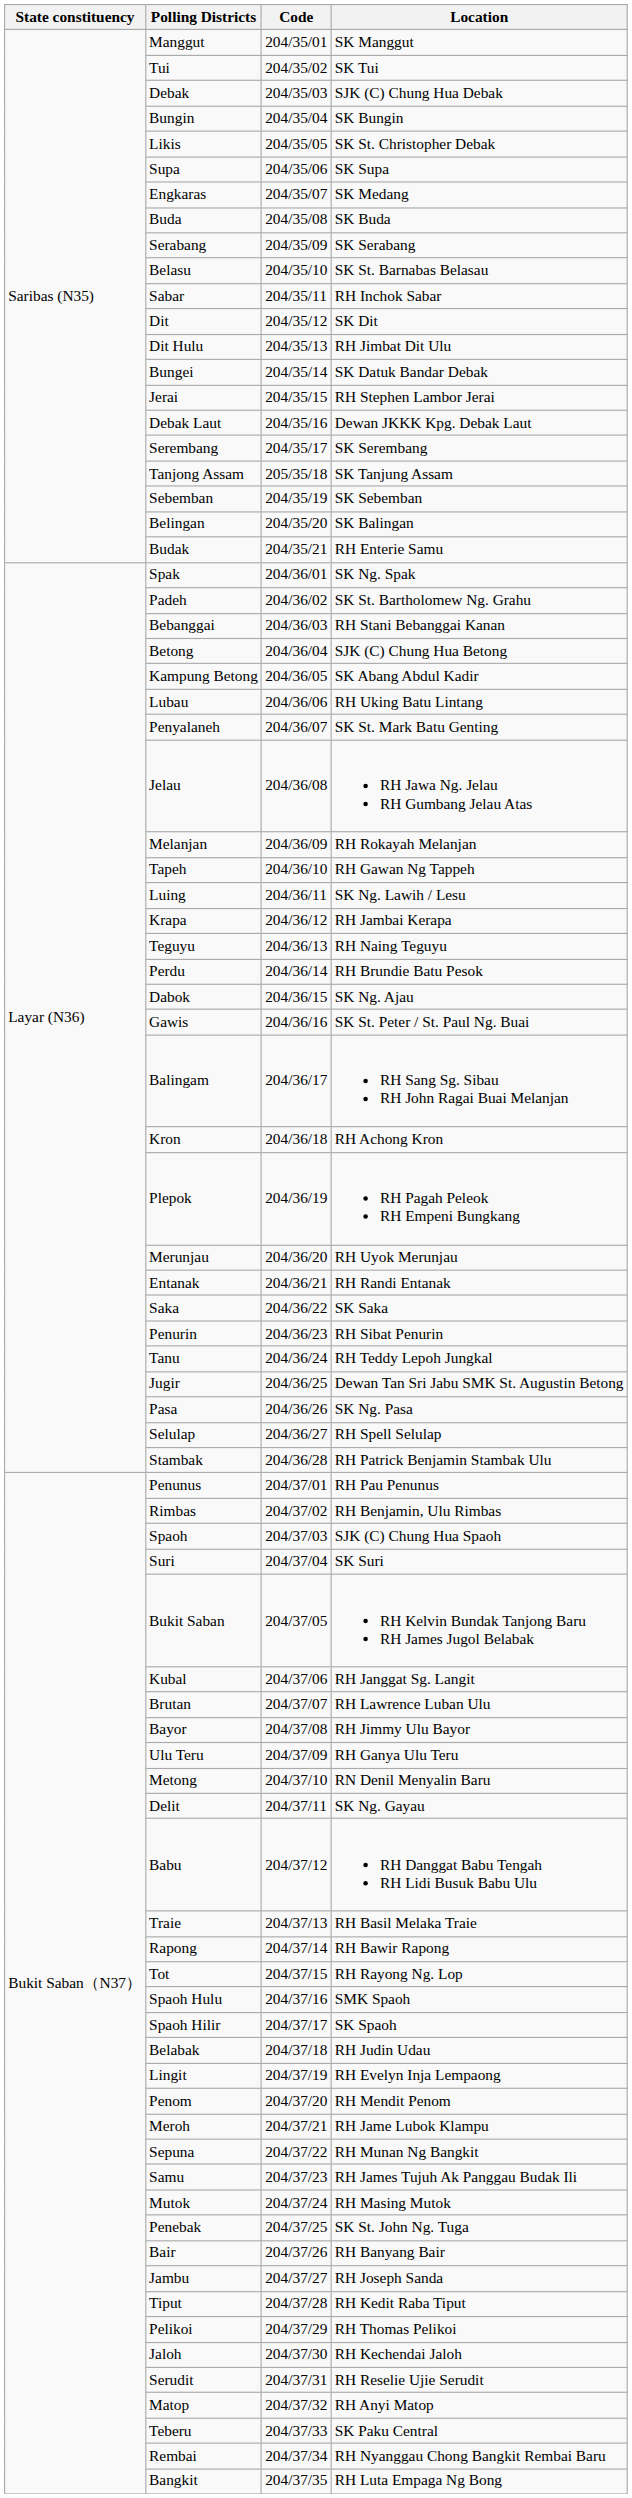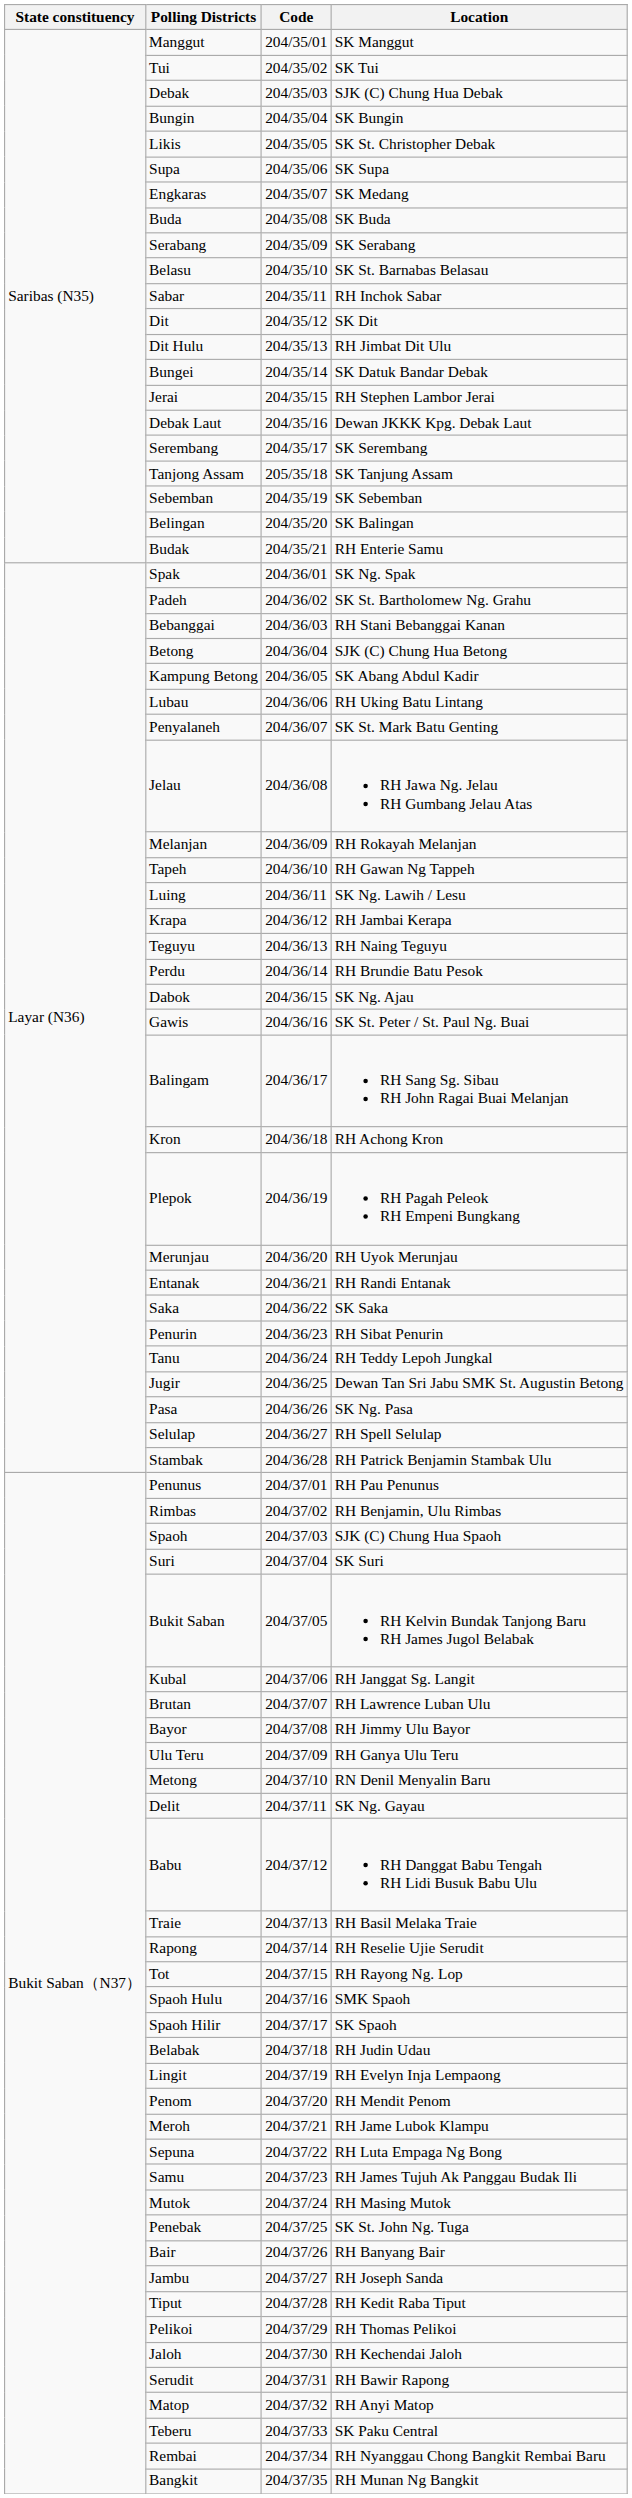(392, 1948) RH Bawir Rapong -> (409, 1948) RH Reselie Ujie Serudit
(407, 2151) RH Munan Ng Bangkit -> (418, 2151) RH Luta Empaga Ng Bong
(409, 2379) RH Reselie Ujie Serudit -> (392, 2379) RH Bawir Rapong
(418, 2480) RH Luta Empaga Ng Bong -> (407, 2480) RH Munan Ng Bangkit
